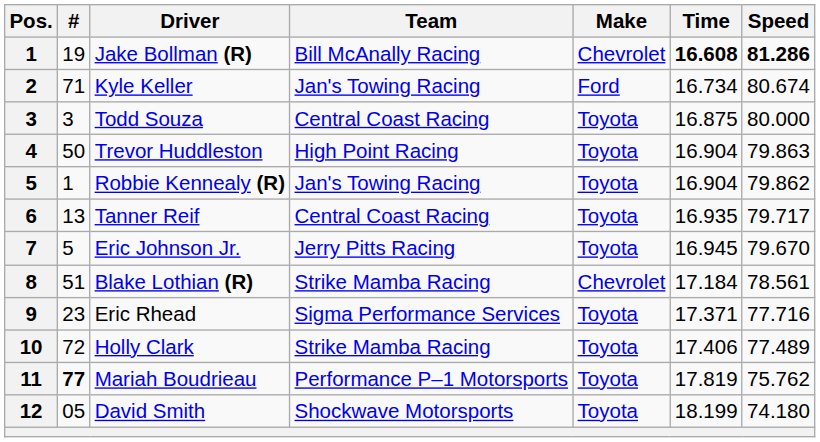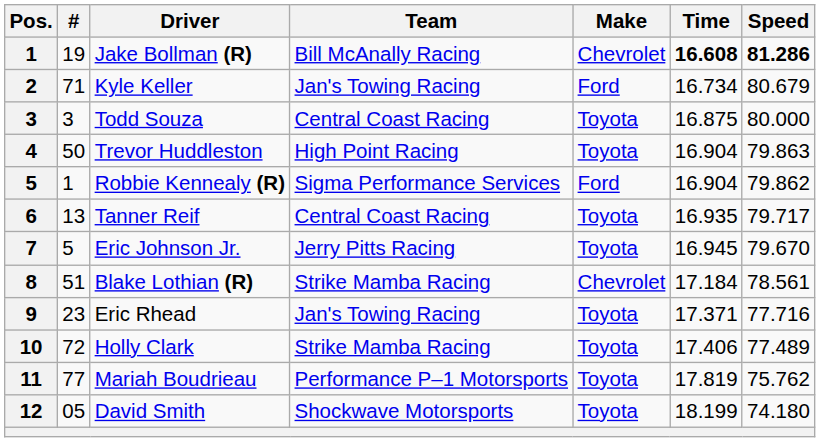(778, 86) 80.674 -> (778, 86) 80.679
(387, 184) Jan's Towing Racing -> (427, 184) Sigma Performance Services
(608, 184) Toyota -> (599, 184) Ford
(427, 313) Sigma Performance Services -> (387, 313) Jan's Towing Racing
(74, 378) bold -> (74, 378) normal
